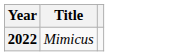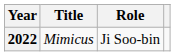+ column: (130, 16)
